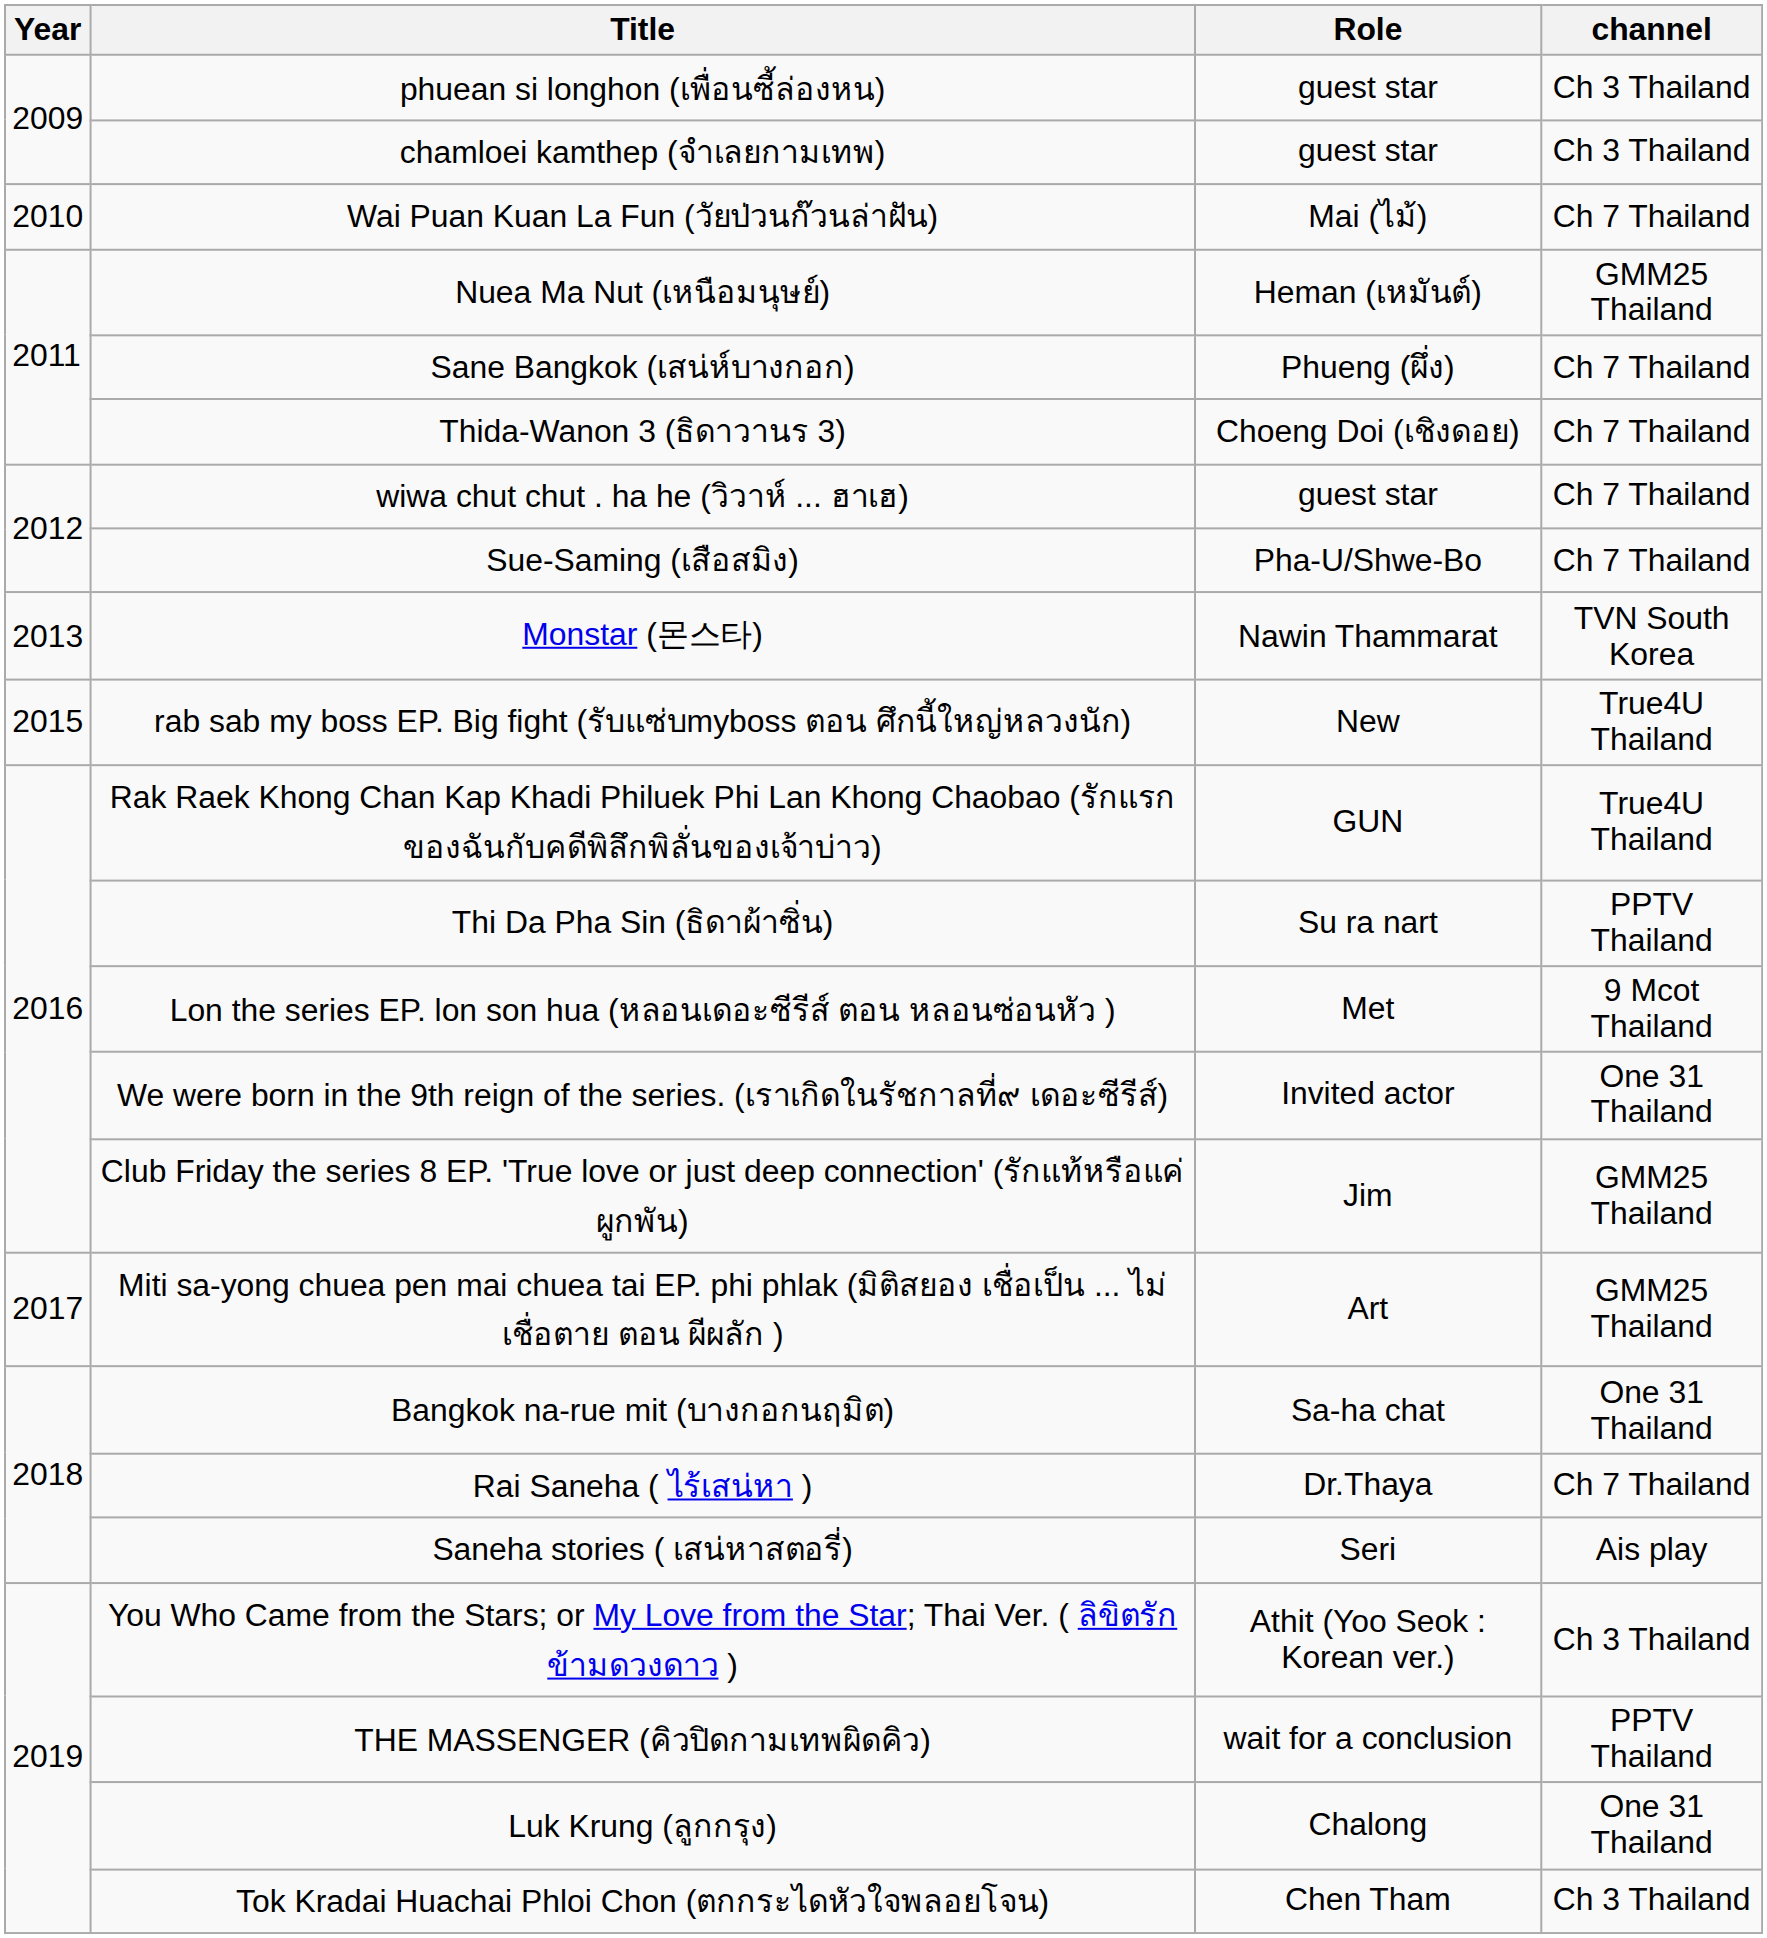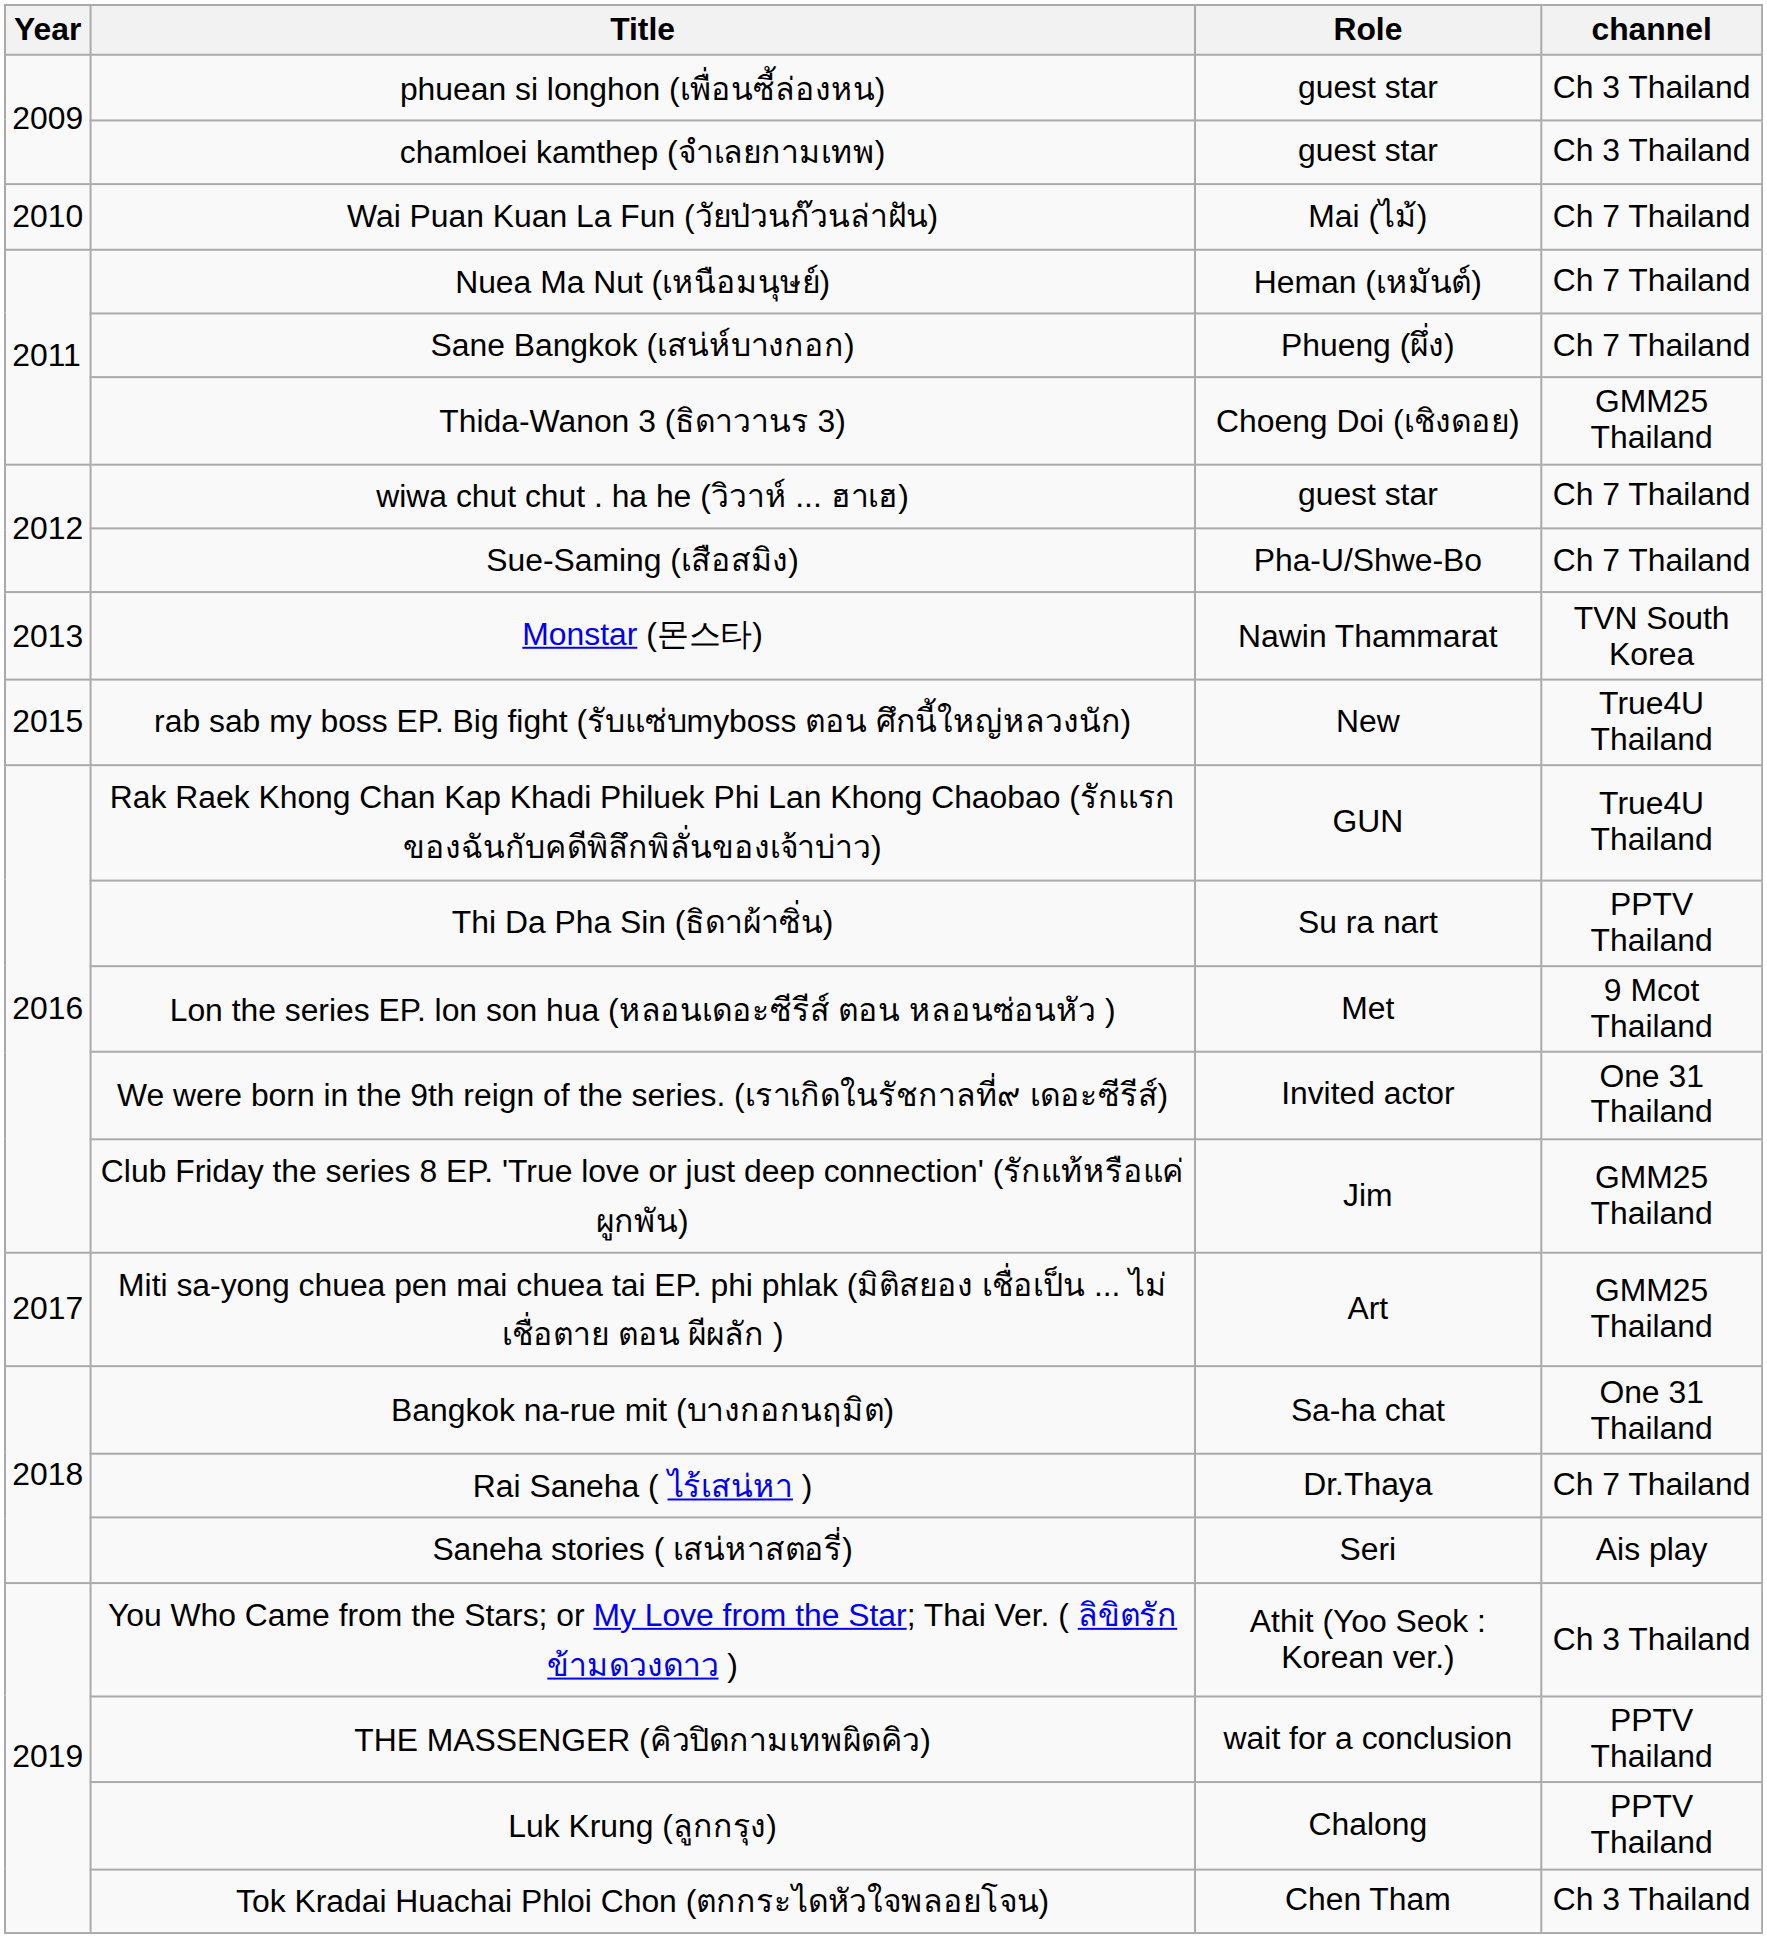(1652, 291) GMM25 Thailand -> (1652, 280) Ch 7 Thailand
(1652, 431) Ch 7 Thailand -> (1652, 420) GMM25 Thailand
(1652, 1825) One 31 Thailand -> (1652, 1825) PPTV Thailand
